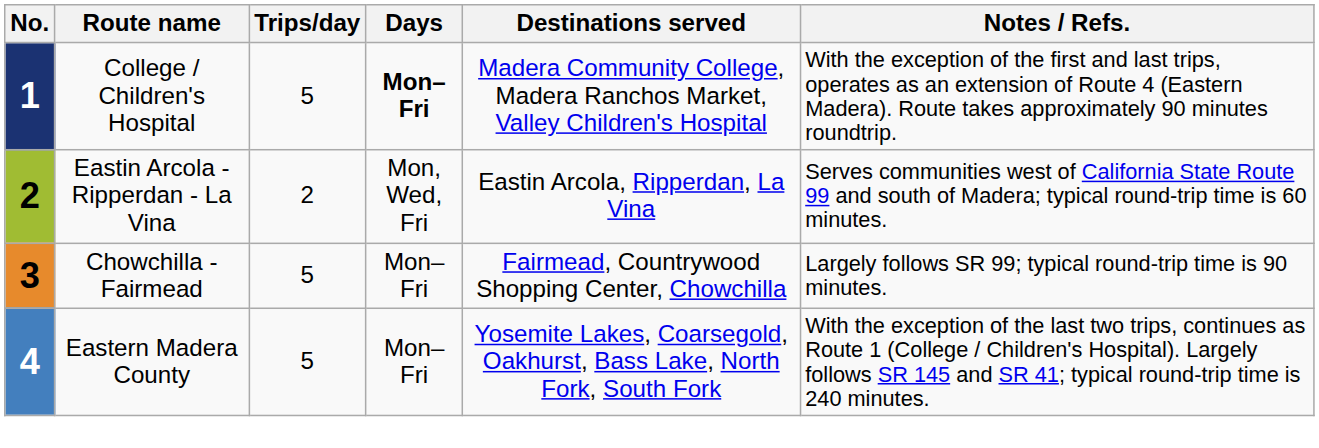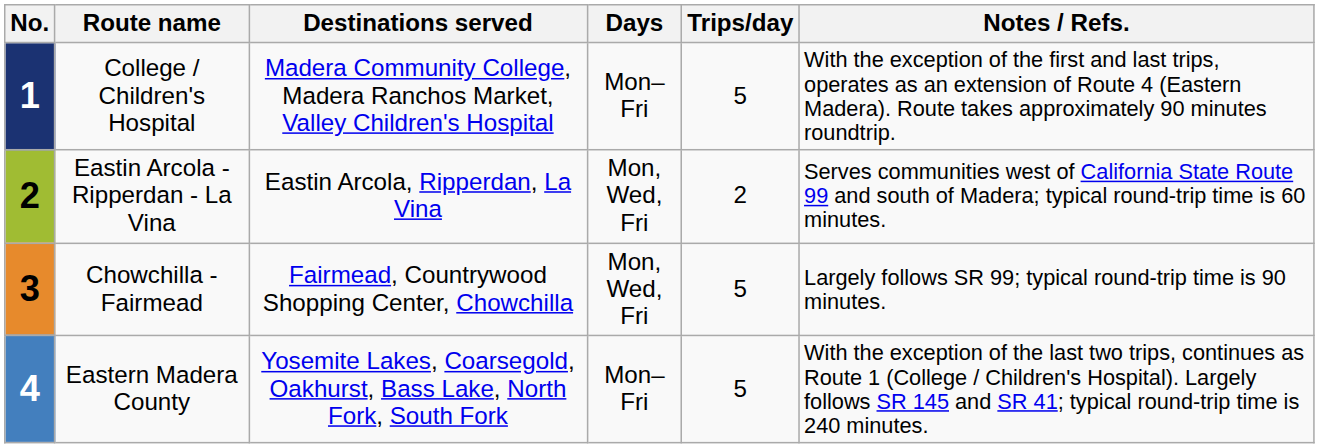columns swapped: (631, 23) <-> (307, 23)
(414, 96) bold -> (634, 96) normal
(414, 275) Mon–Fri -> (634, 288) Mon, Wed, Fri
